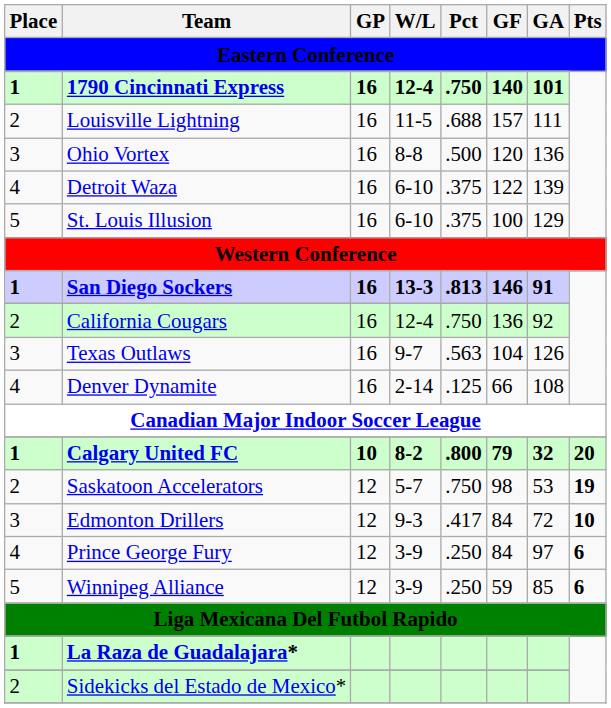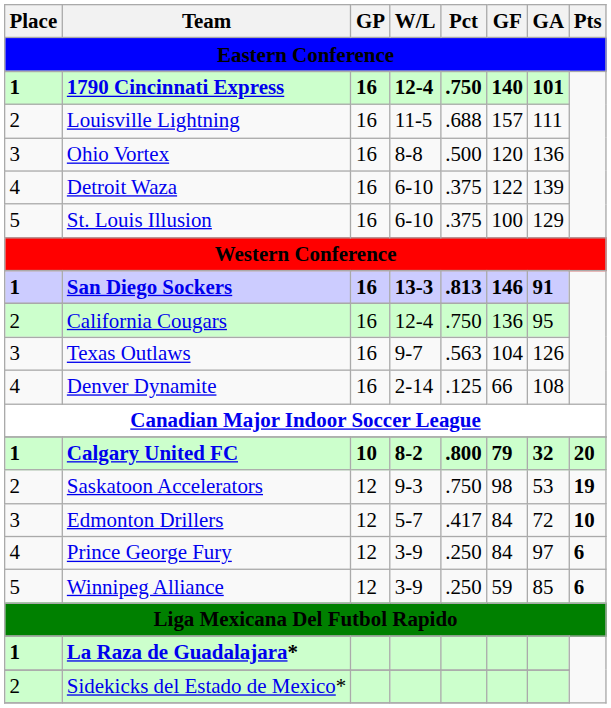(543, 320) 92 -> (543, 320) 95
(409, 486) 5-7 -> (409, 486) 9-3
(409, 519) 9-3 -> (409, 519) 5-7
